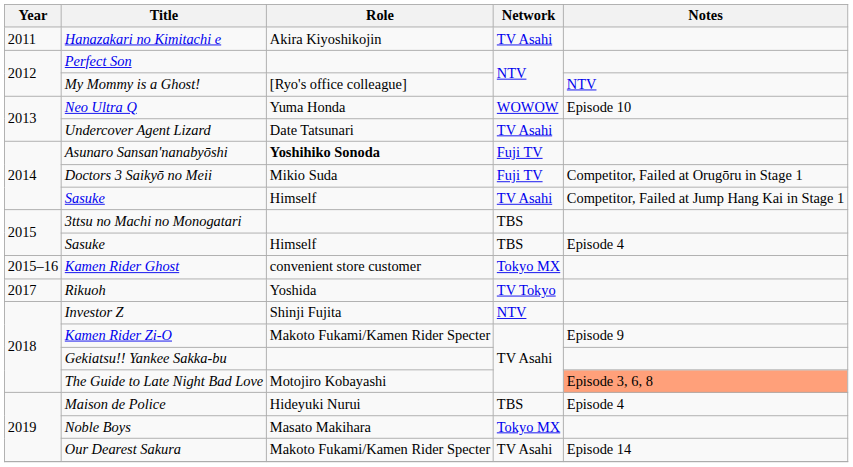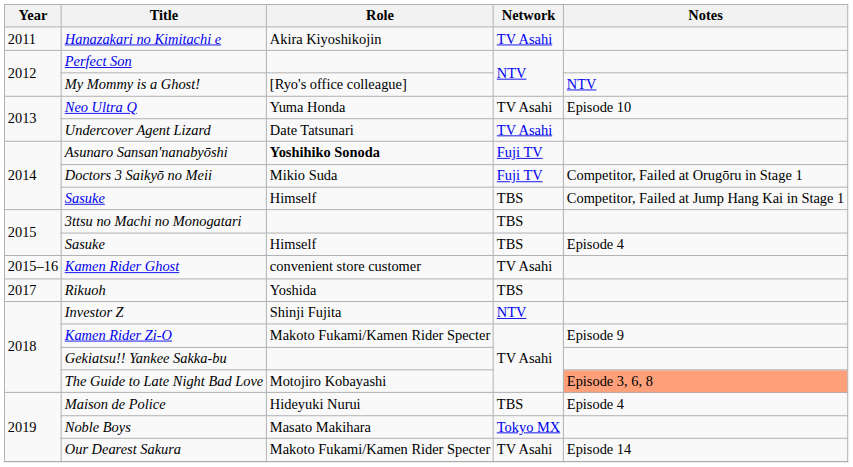(528, 107) WOWOW -> (525, 107) TV Asahi
(525, 198) TV Asahi -> (510, 198) TBS
(529, 267) Tokyo MX -> (525, 267) TV Asahi
(526, 289) TV Tokyo -> (510, 289) TBS
